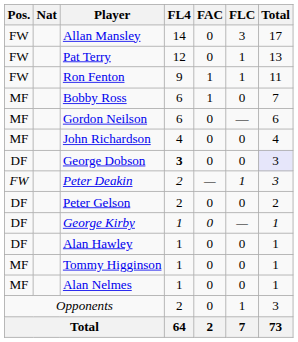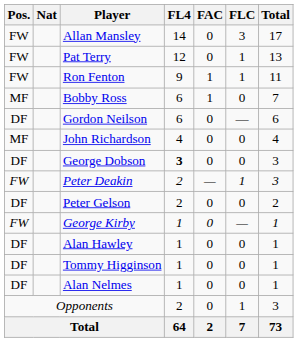(19, 118) MF -> (19, 118) DF
(276, 160) lavender background -> (276, 160) no background
(19, 222) DF -> (19, 222) FW
(19, 264) MF -> (19, 264) DF
(19, 285) MF -> (19, 285) DF
